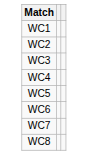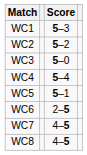+ column: (61, 12)
